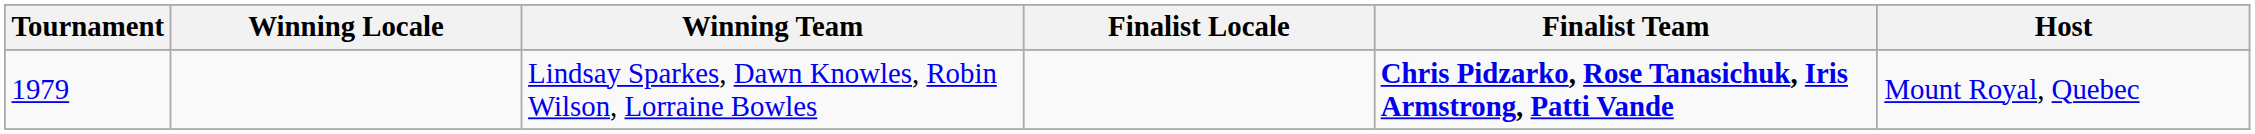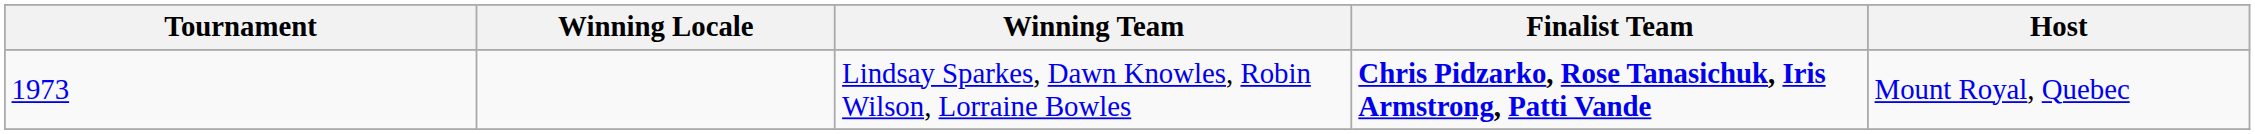- column: (1199, 27)
(40, 89) 1979 -> (40, 89) 1973
